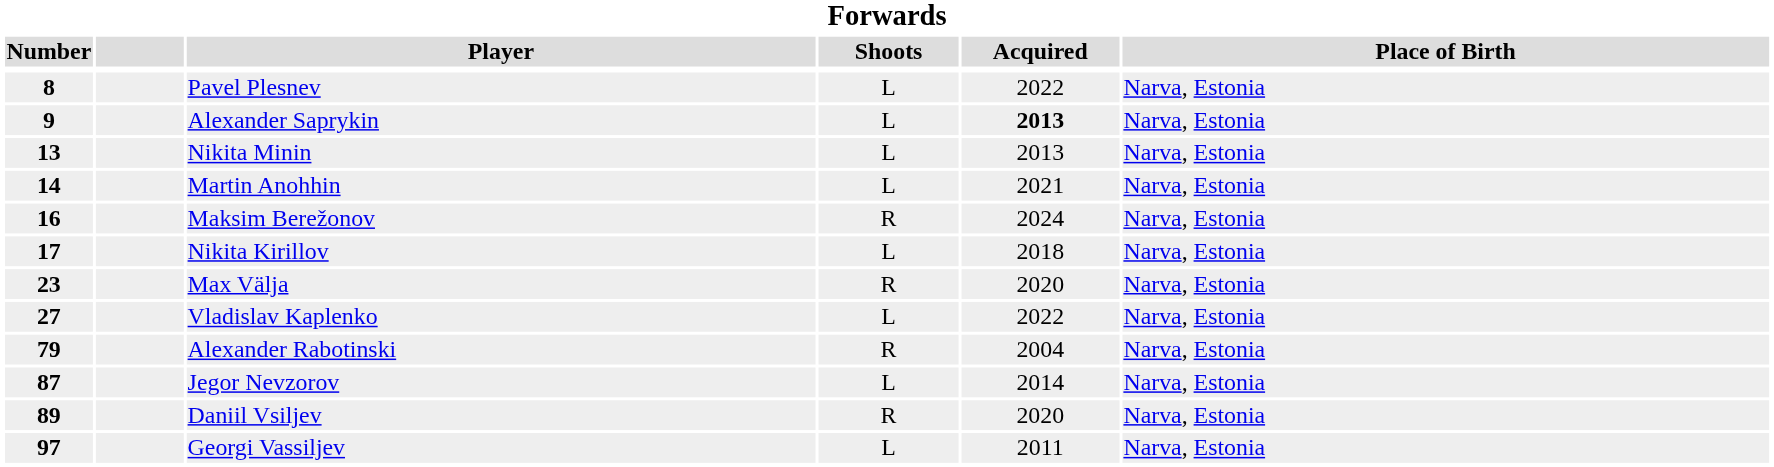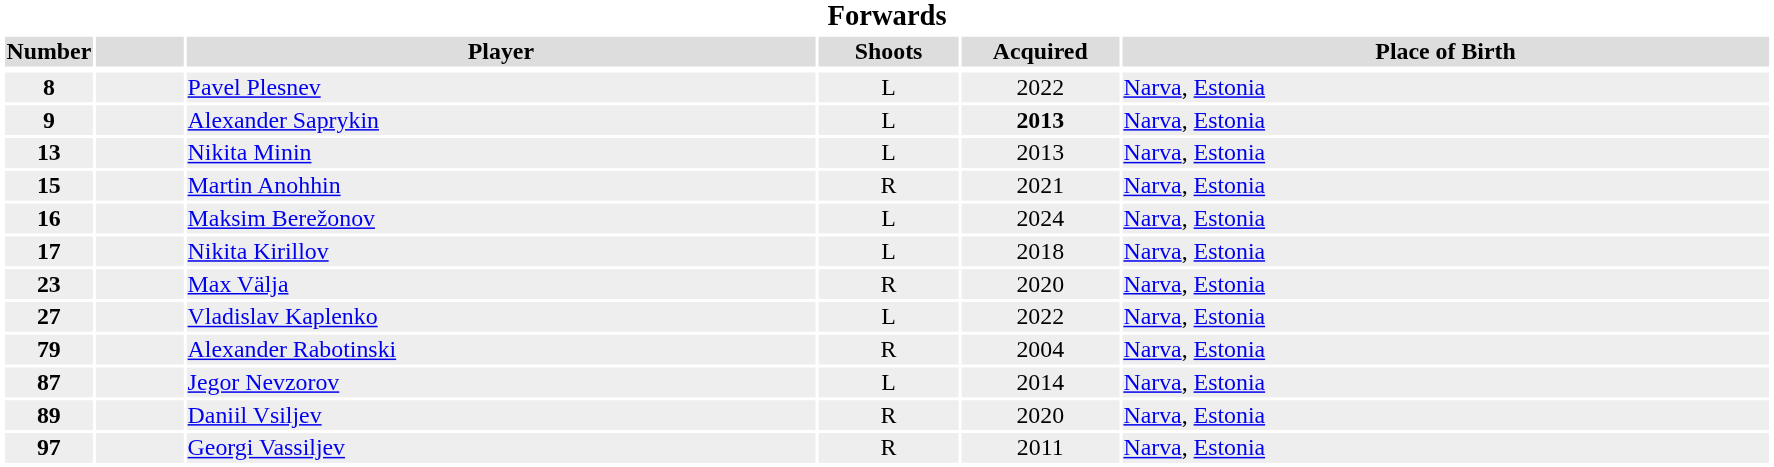(49, 185) 14 -> (49, 185) 15
(889, 185) L -> (889, 185) R
(889, 218) R -> (889, 218) L
(889, 447) L -> (889, 447) R
